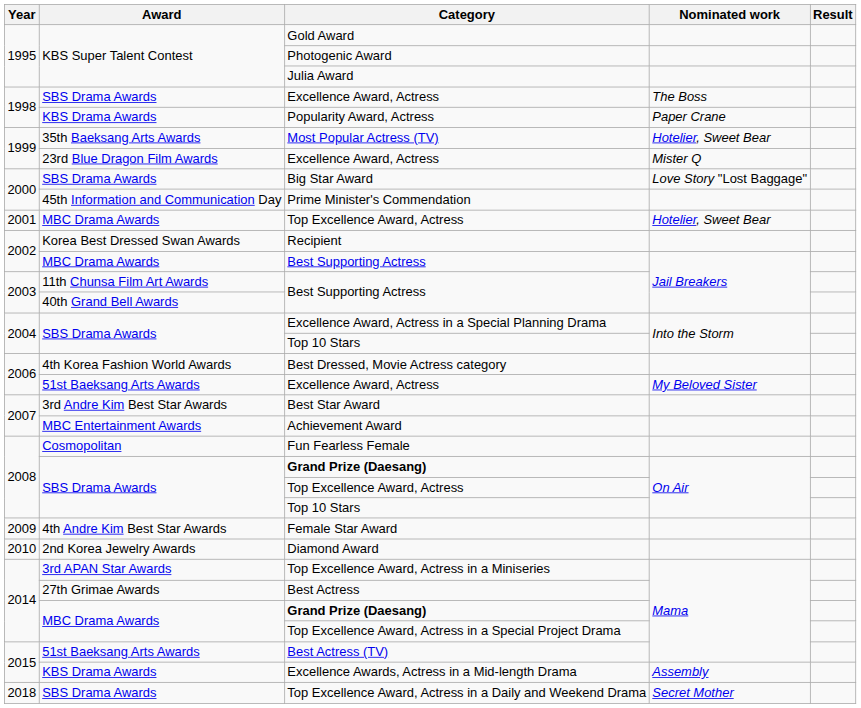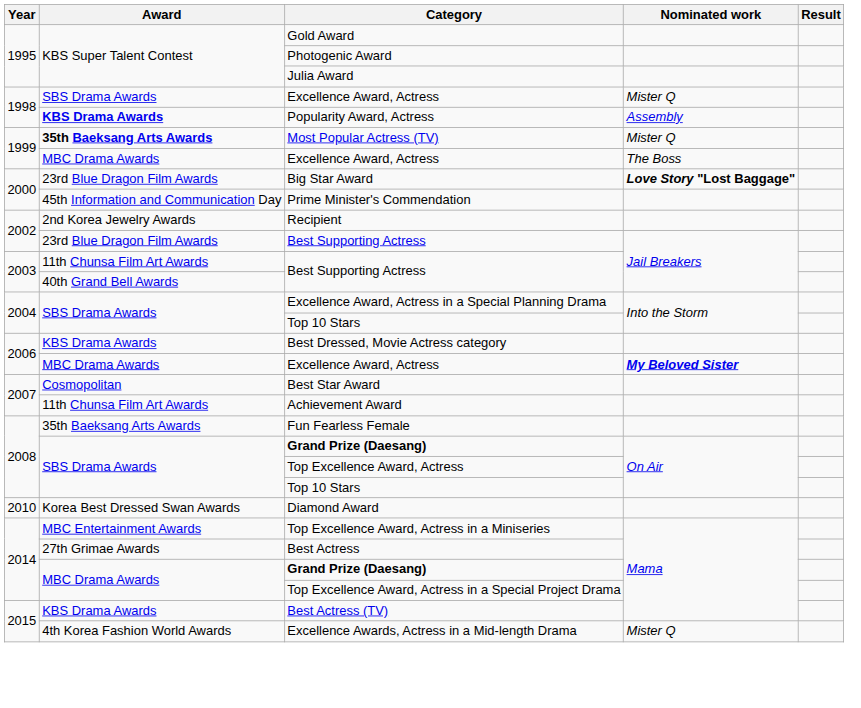(680, 96) The Boss -> (651, 96) Mister Q
(99, 117) normal -> (103, 117) bold
(689, 117) Paper Crane -> (655, 117) Assembly
(121, 138) normal -> (127, 138) bold
(711, 138) Hotelier, Sweet Bear -> (651, 138) Mister Q
(130, 158) 23rd Blue Dragon Film Awards -> (101, 158) MBC Drama Awards
(677, 158) Mister Q -> (654, 158) The Boss
(99, 179) SBS Drama Awards -> (130, 179) 23rd Blue Dragon Film Awards
(730, 179) normal -> (711, 179) bold
- row: (22, 220)
(141, 240) Korea Best Dressed Swan Awards -> (119, 220) 2nd Korea Jewelry Awards
(101, 261) MBC Drama Awards -> (130, 240) 23rd Blue Dragon Film Awards
(137, 364) 4th Korea Fashion World Awards -> (99, 343) KBS Drama Awards
(121, 384) 51st Baeksang Arts Awards -> (101, 364) MBC Drama Awards
(705, 384) normal -> (682, 364) bold
(135, 405) 3rd Andre Kim Best Star Awards -> (82, 384) Cosmopolitan
(122, 425) MBC Entertainment Awards -> (125, 405) 11th Chunsa Film Art Awards
(82, 446) Cosmopolitan -> (121, 425) 35th Baeksang Arts Awards
- row: (22, 528)
(119, 549) 2nd Korea Jewelry Awards -> (141, 508) Korea Best Dressed Swan Awards
(107, 569) 3rd APAN Star Awards -> (122, 528) MBC Entertainment Awards
(121, 651) 51st Baeksang Arts Awards -> (99, 610) KBS Drama Awards
(99, 672) KBS Drama Awards -> (137, 631) 4th Korea Fashion World Awards
(680, 672) Assembly -> (651, 631) Mister Q
- row: (22, 693)
